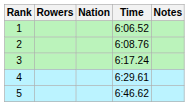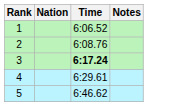- column: (55, 12)
(132, 61) normal -> (90, 61) bold
